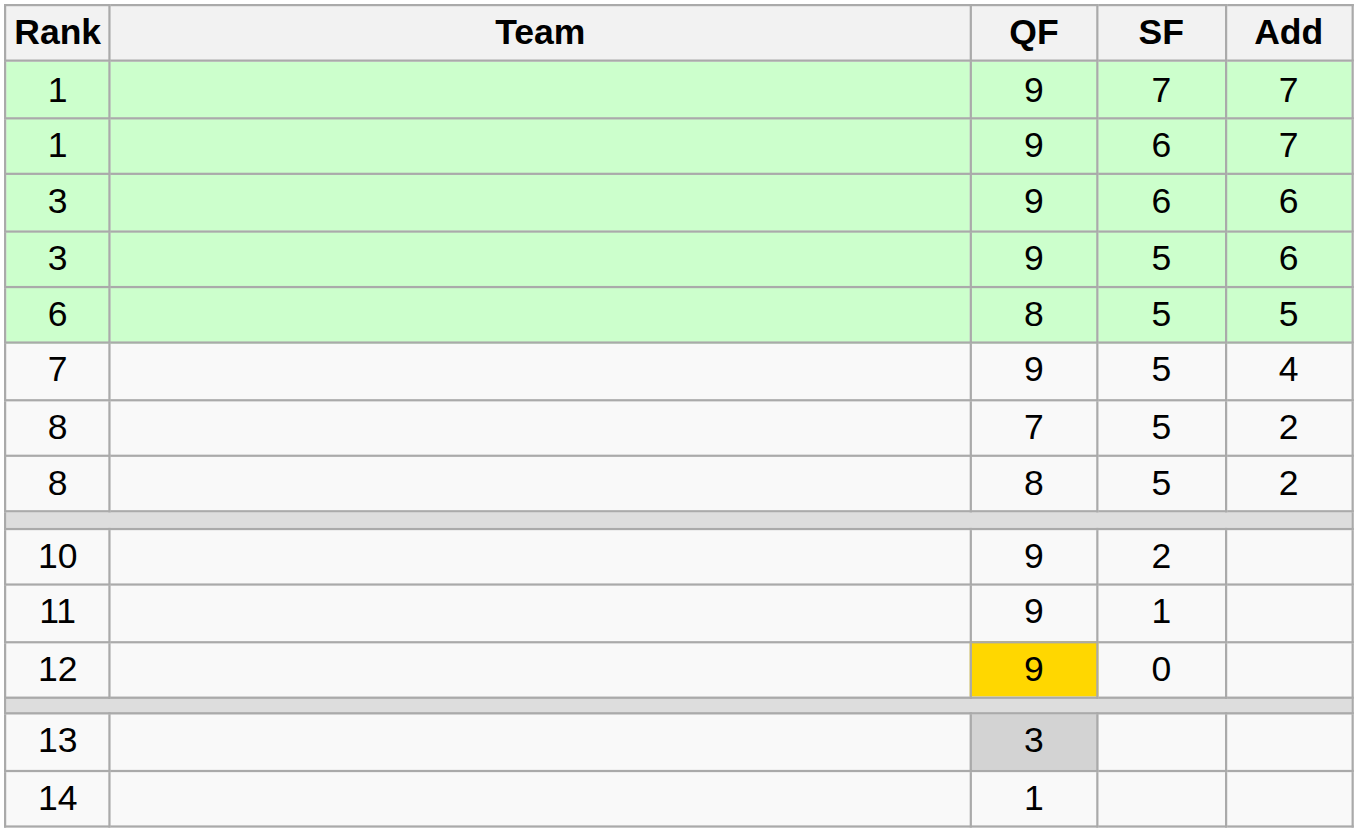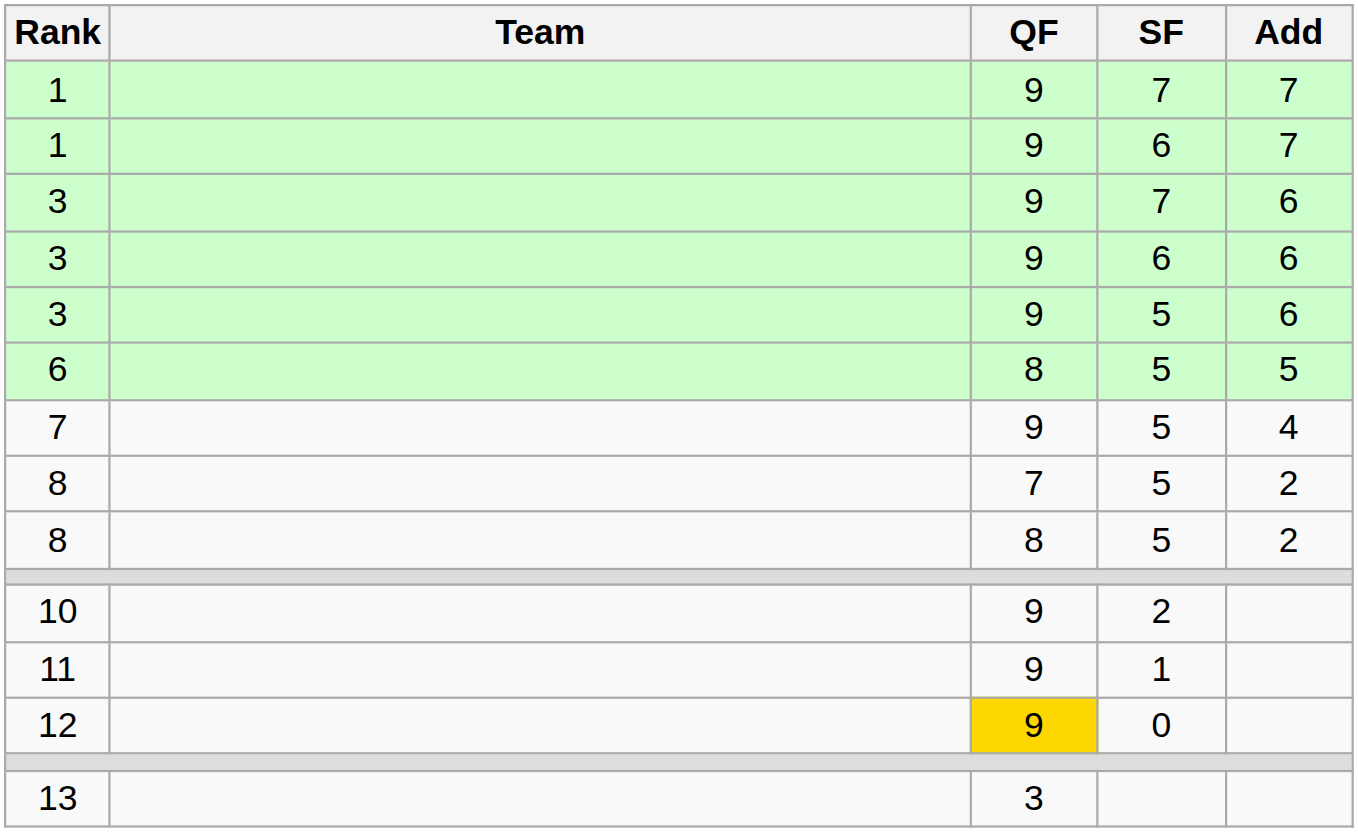+ row: (58, 201)
(1034, 741) lightgrey background -> (1034, 797) no background
- row: (58, 797)
